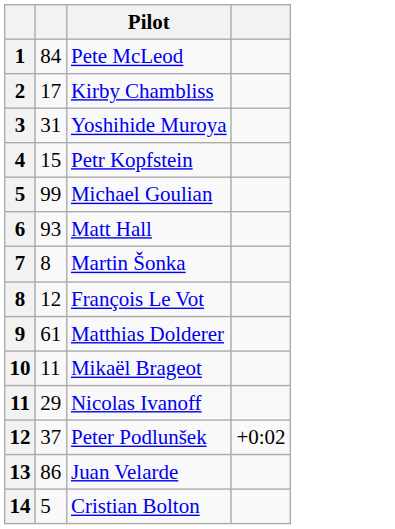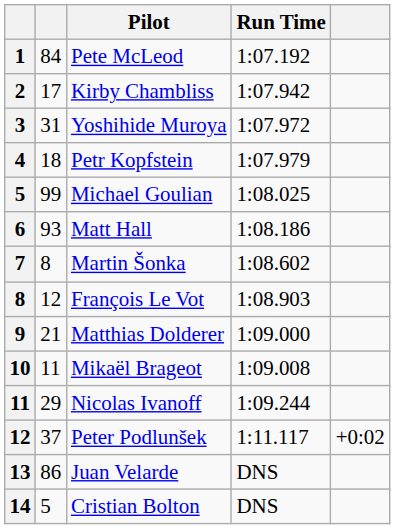+ column: (281, 21)
(51, 160) 15 -> (51, 160) 18
(51, 333) 61 -> (51, 333) 21
